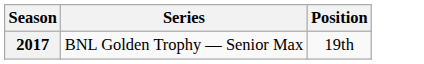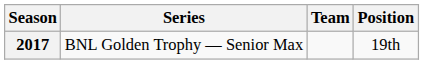+ column: (330, 17)
